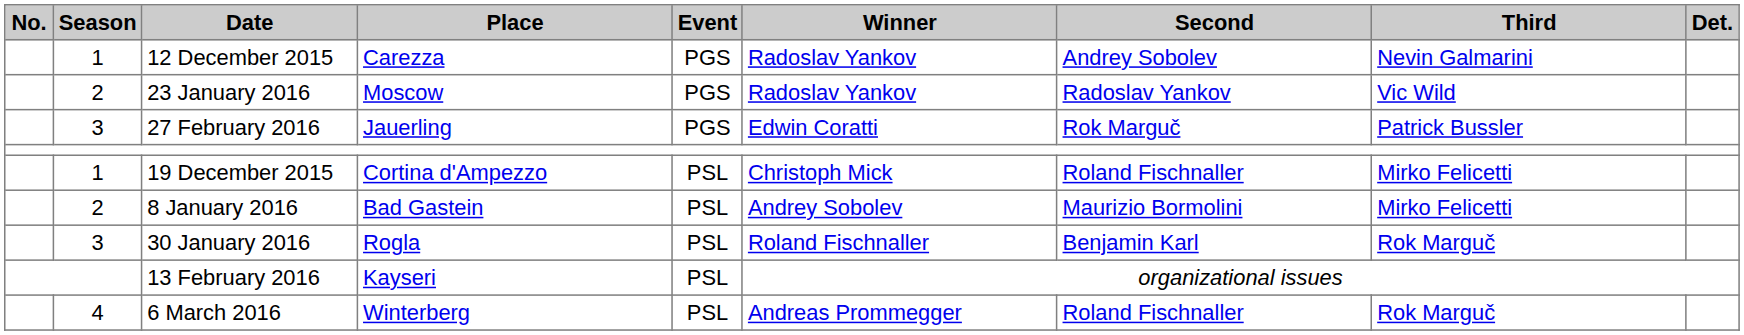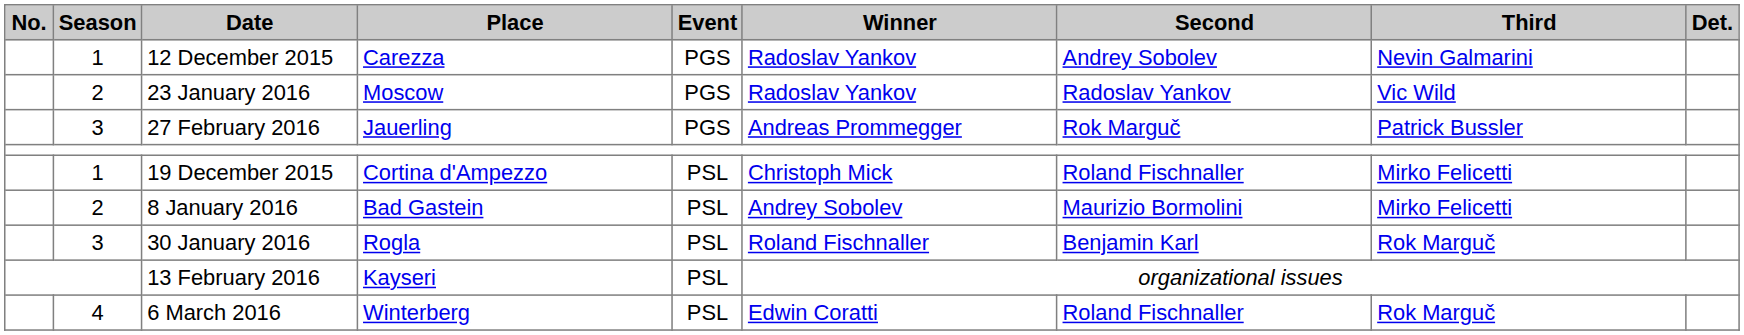(813, 127) Edwin Coratti -> (855, 127) Andreas Prommegger
(855, 313) Andreas Prommegger -> (813, 313) Edwin Coratti
